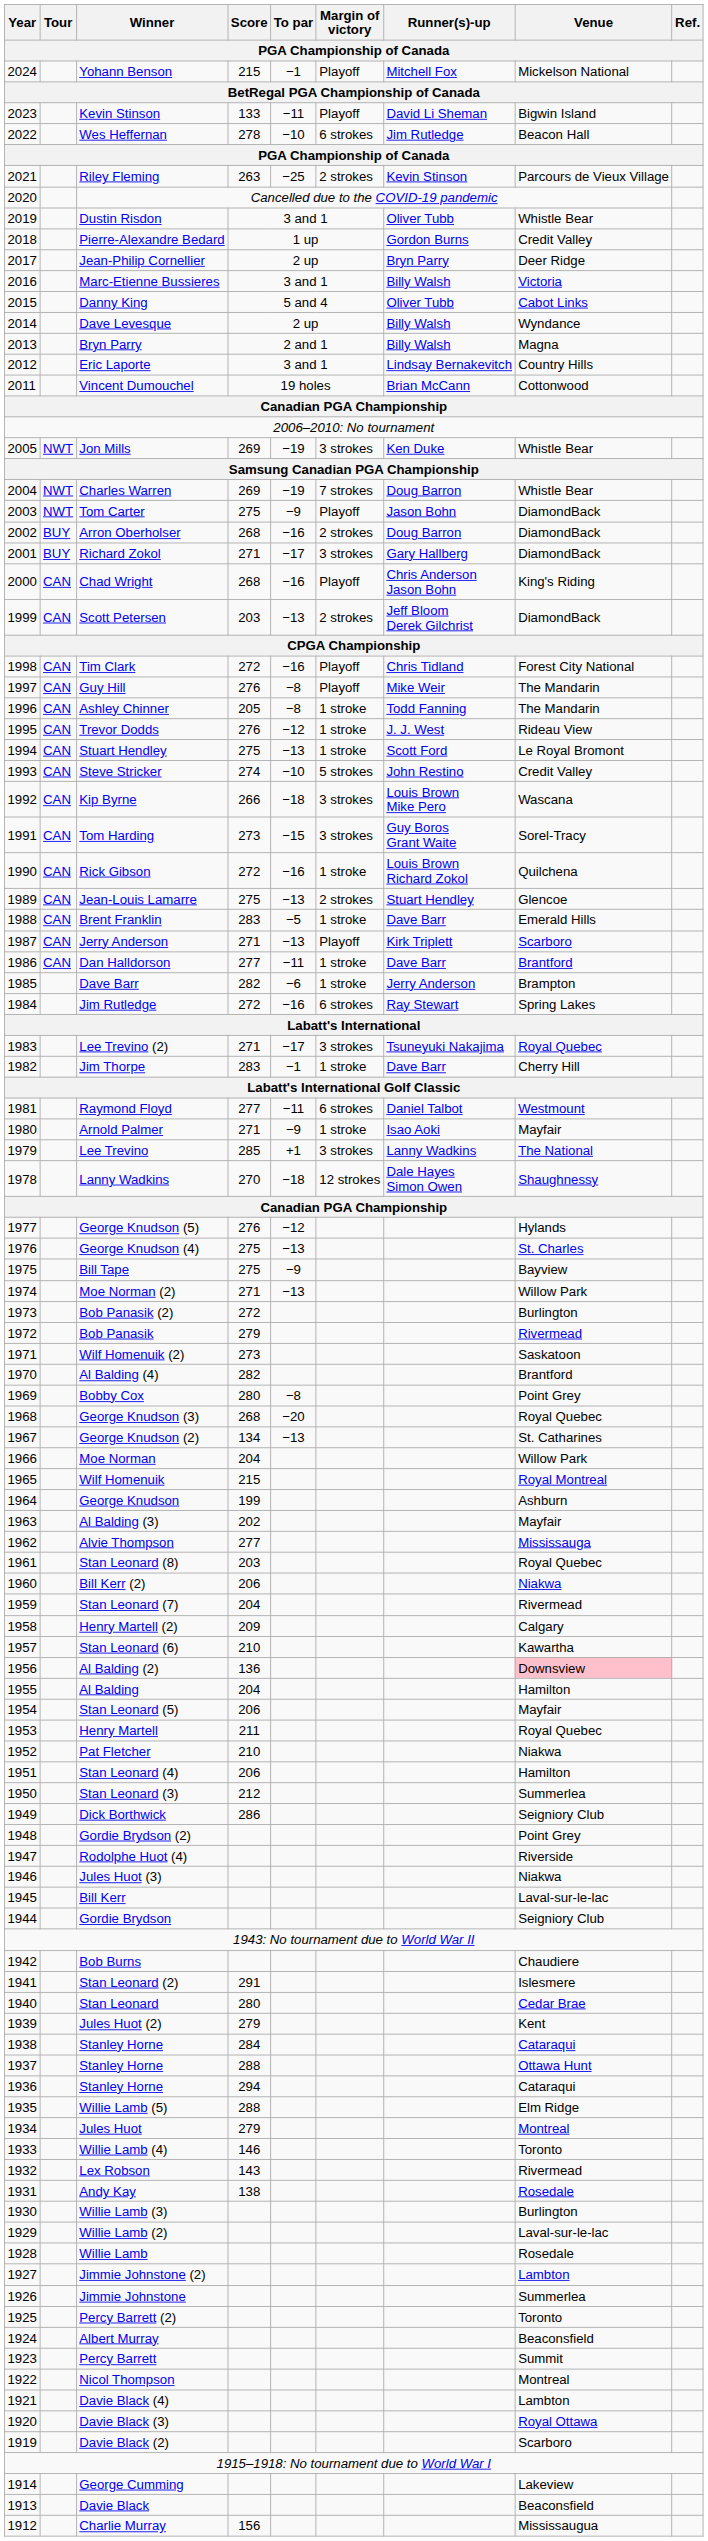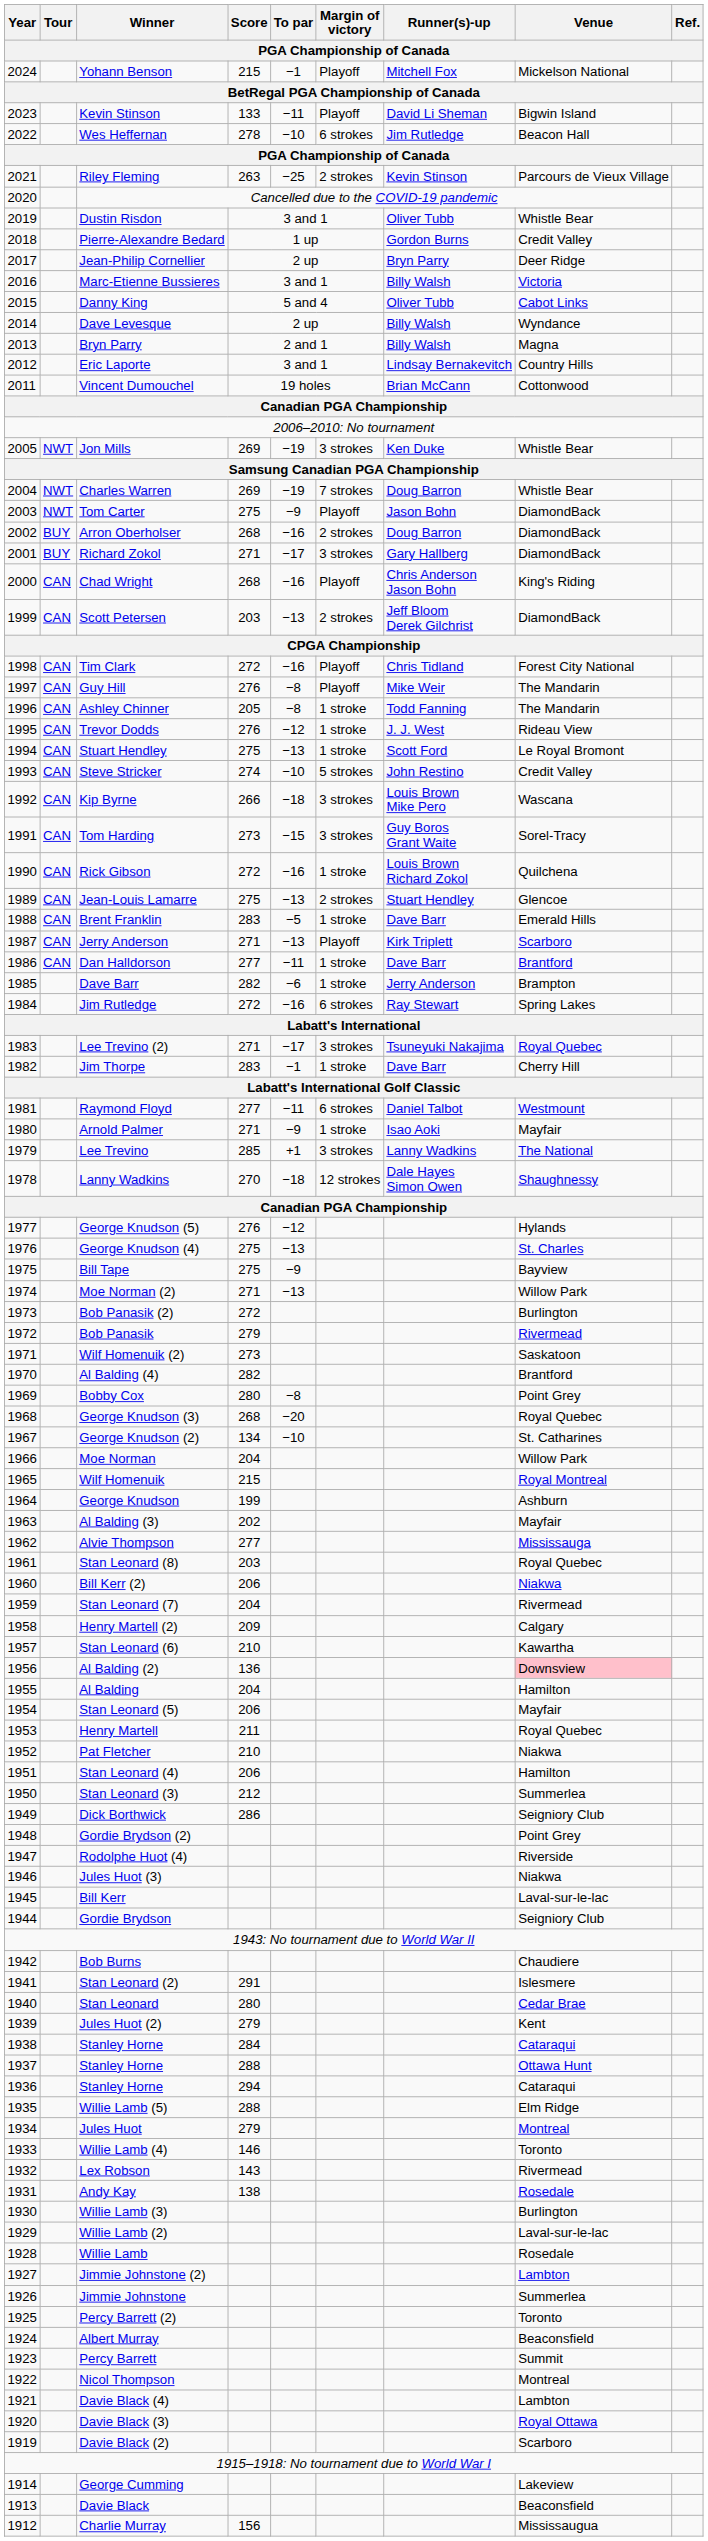(293, 1437) −13 -> (293, 1437) −10
